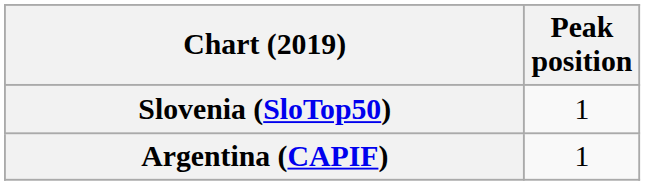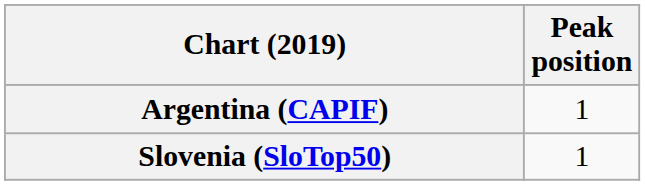rows swapped: (265, 155) <-> (265, 108)
